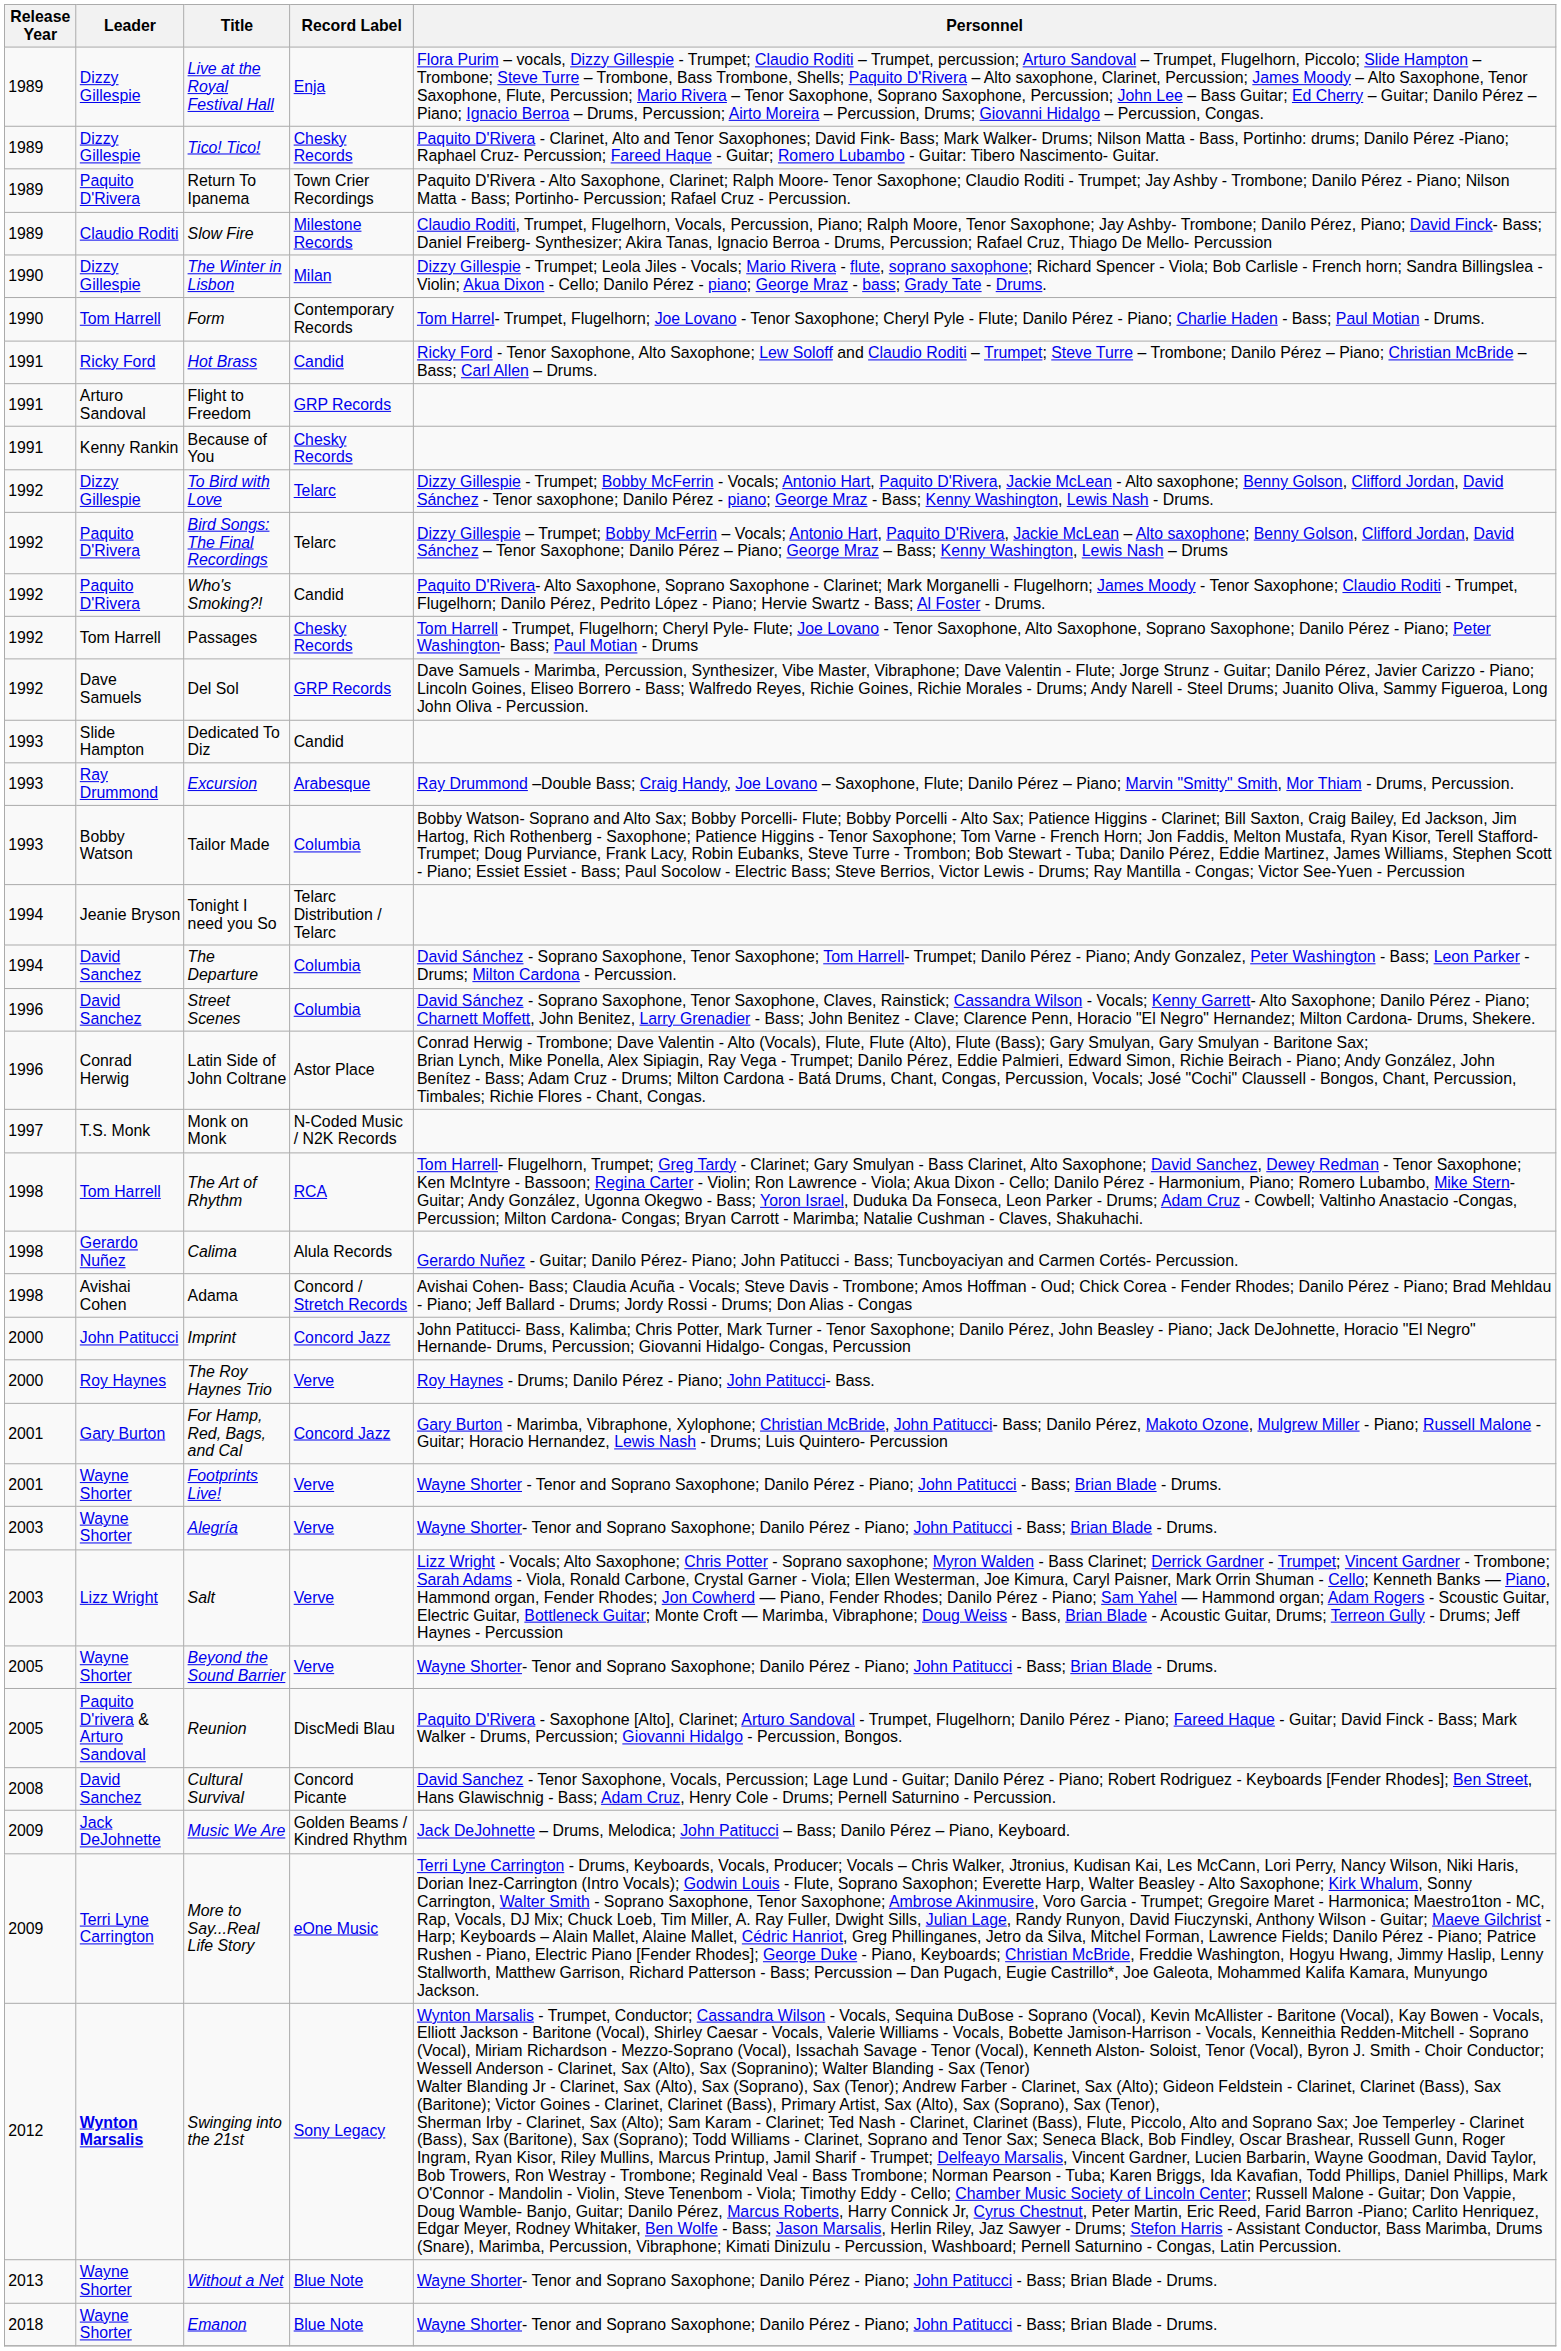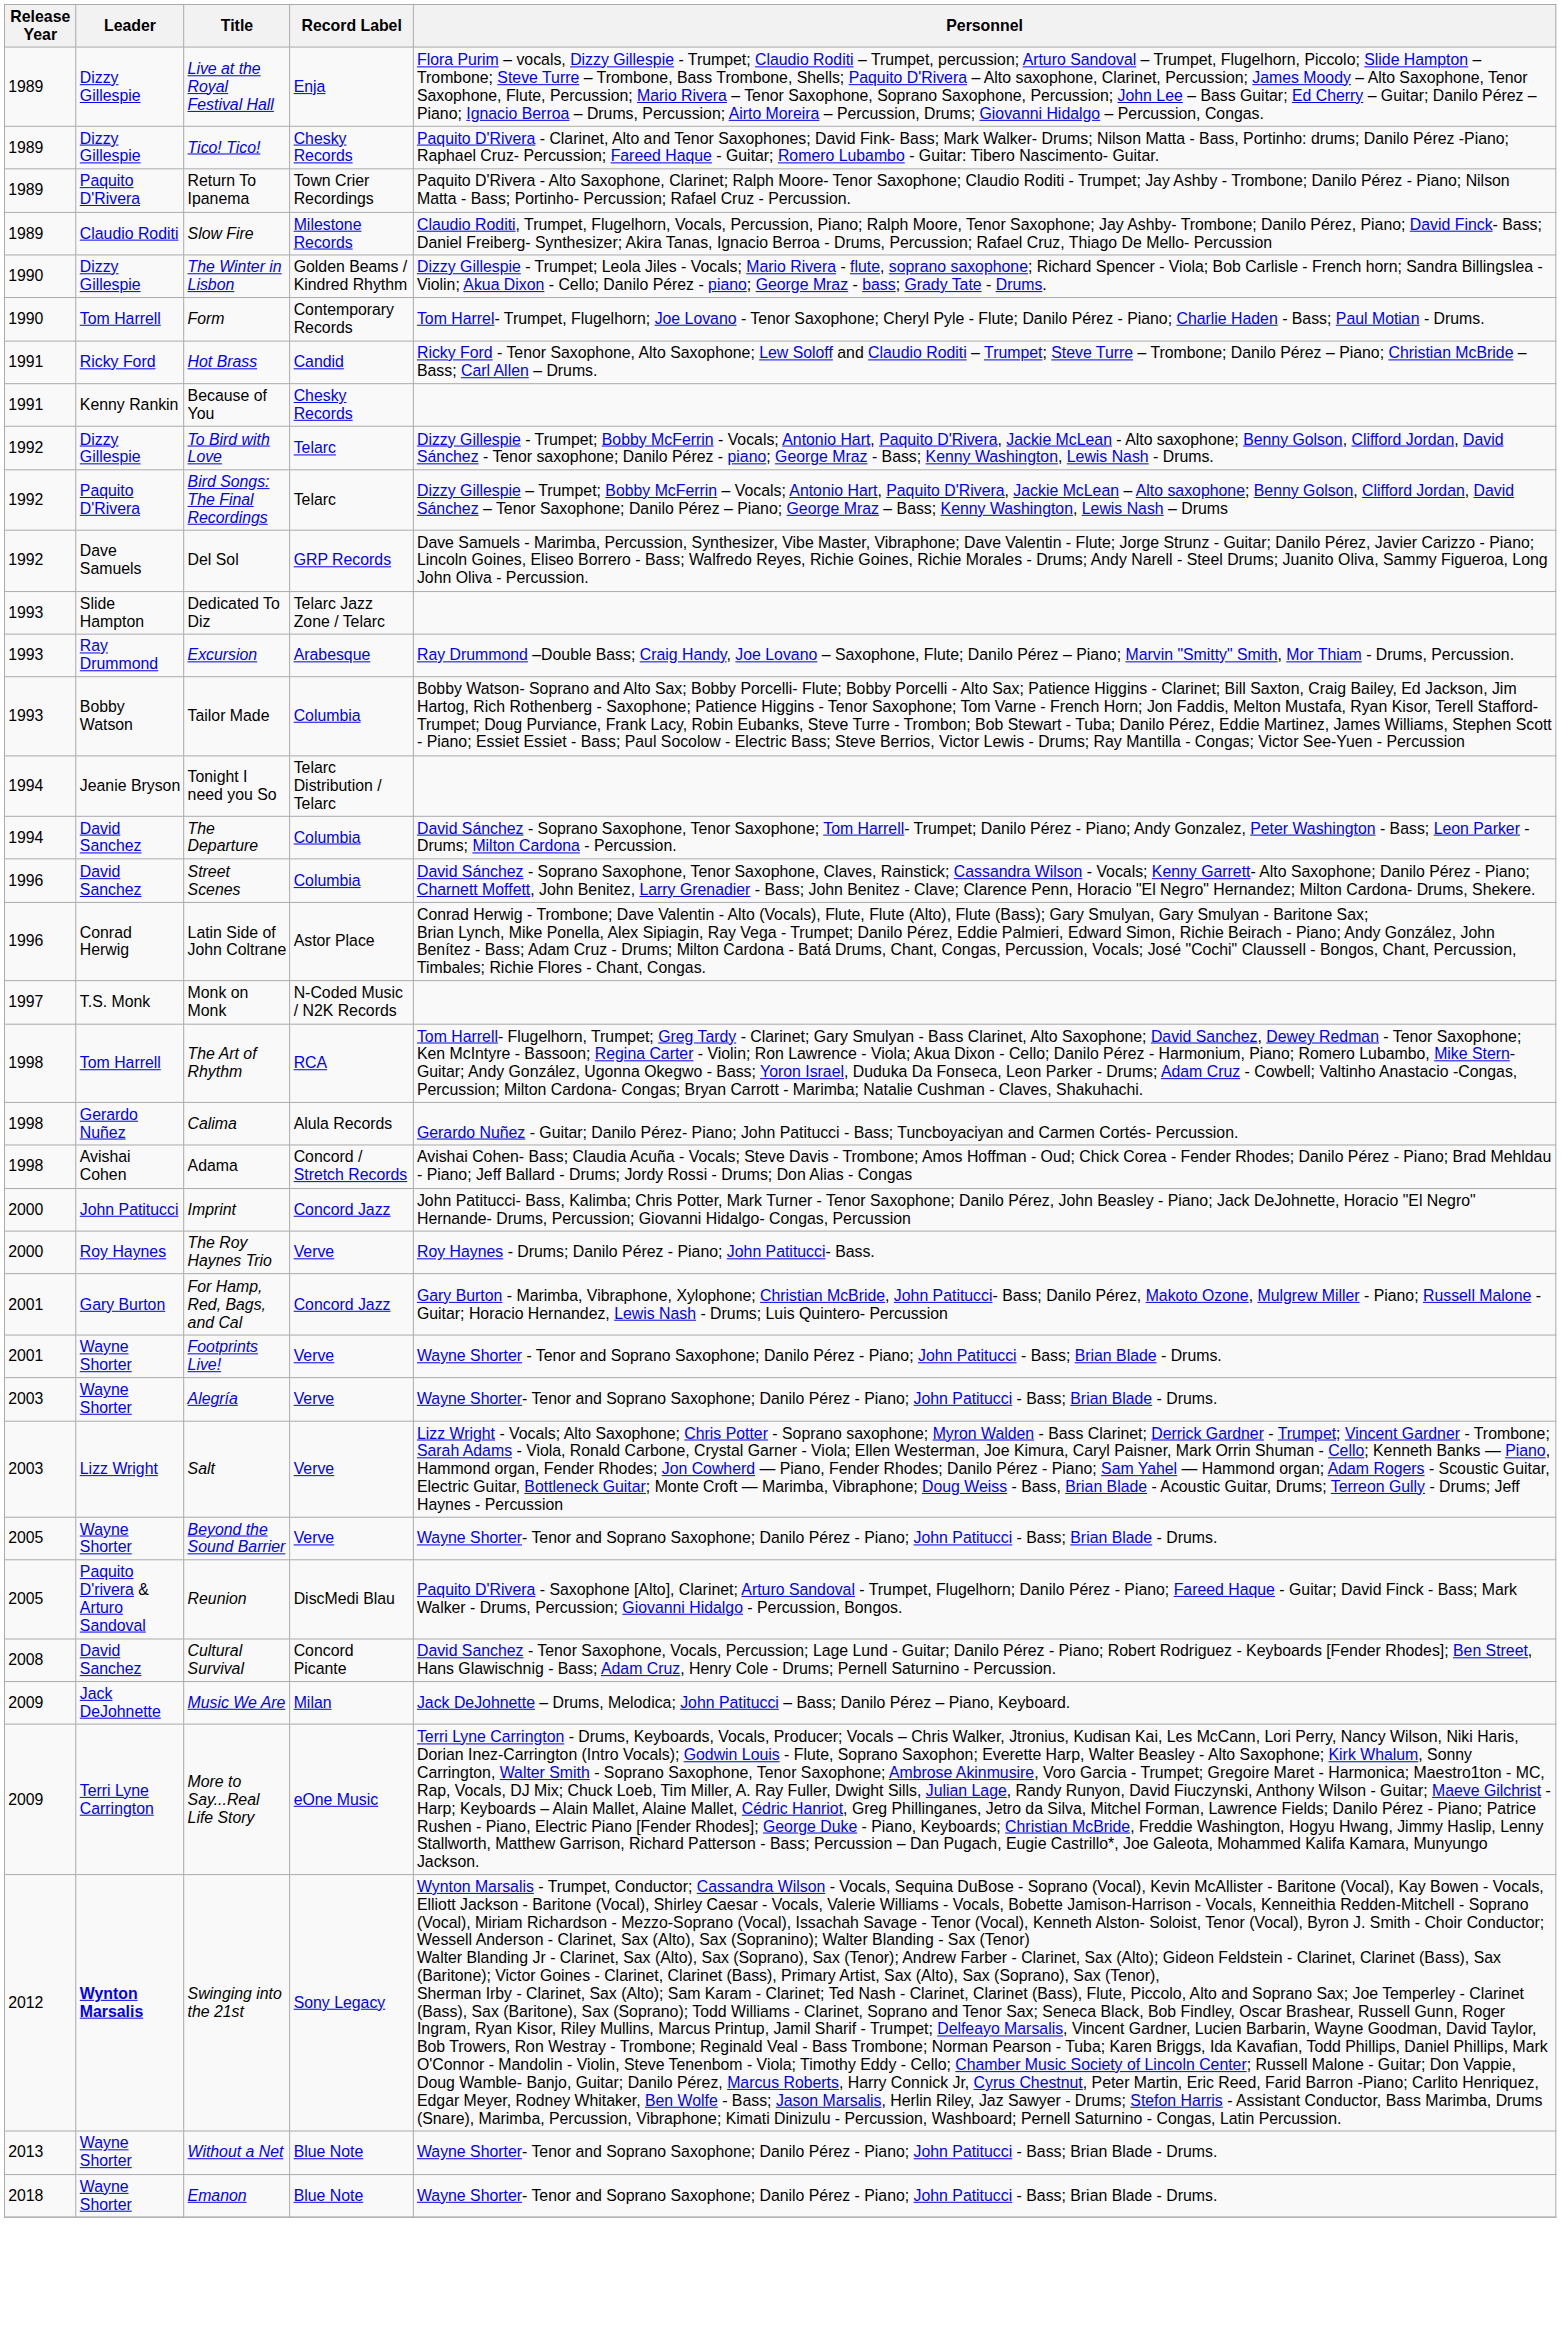(313, 276) Milan -> (350, 276) Golden Beams / Kindred Rhythm
- row: (219, 405)
- row: (225, 594)
- row: (222, 637)
(319, 741) Candid -> (339, 612) Telarc Jazz Zone / Telarc
(350, 1831) Golden Beams / Kindred Rhythm -> (313, 1703) Milan
